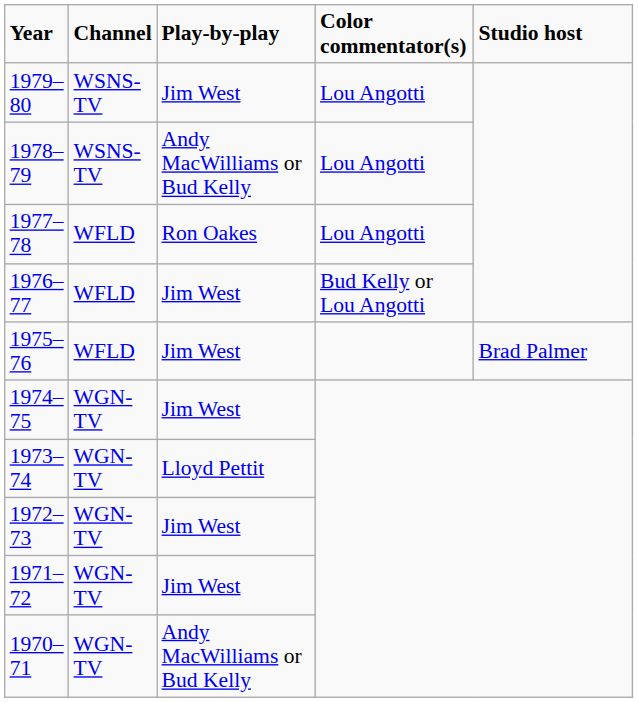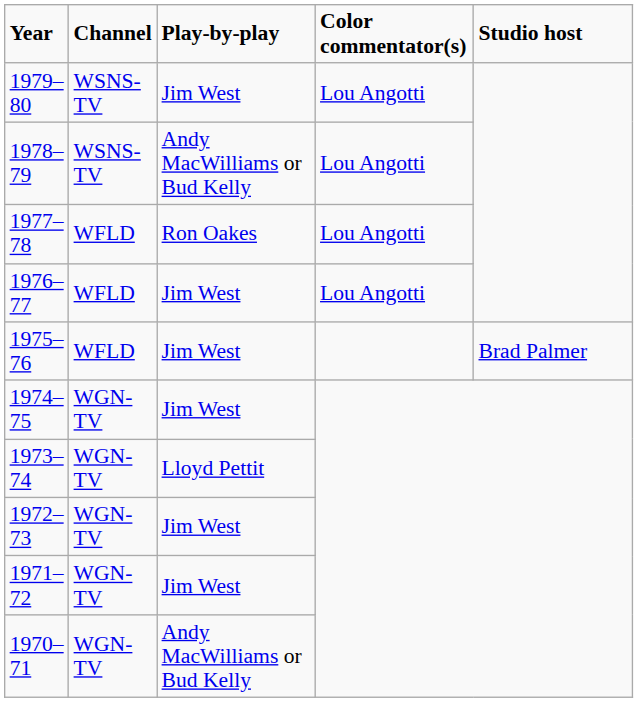(376, 292) Bud Kelly or Lou Angotti -> (373, 292) Lou Angotti
